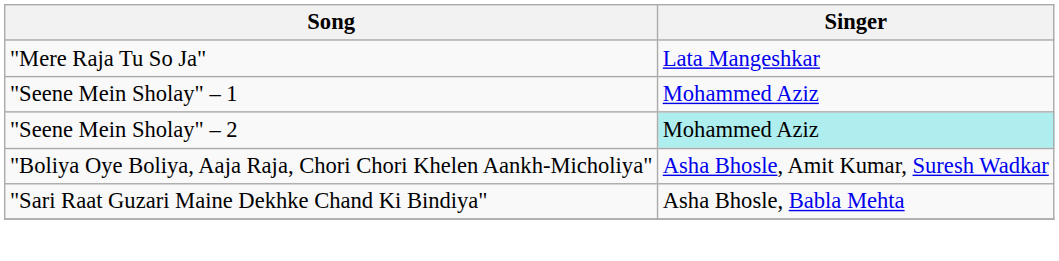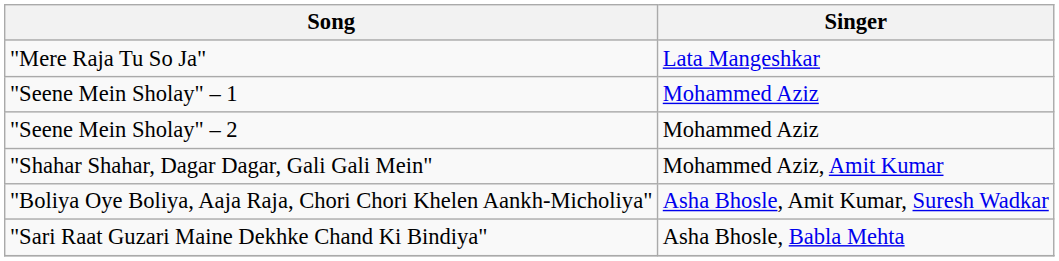(741, 129) paleturquoise background -> (741, 129) no background
+ row: (221, 165)
